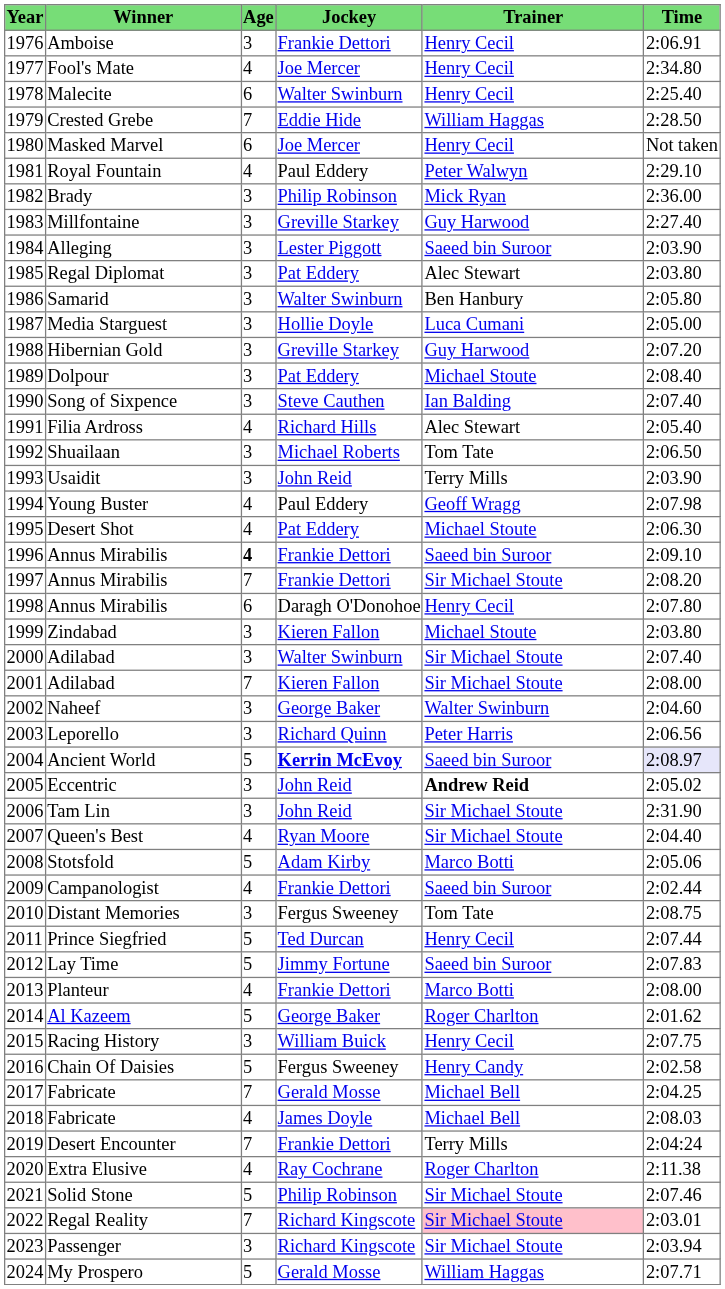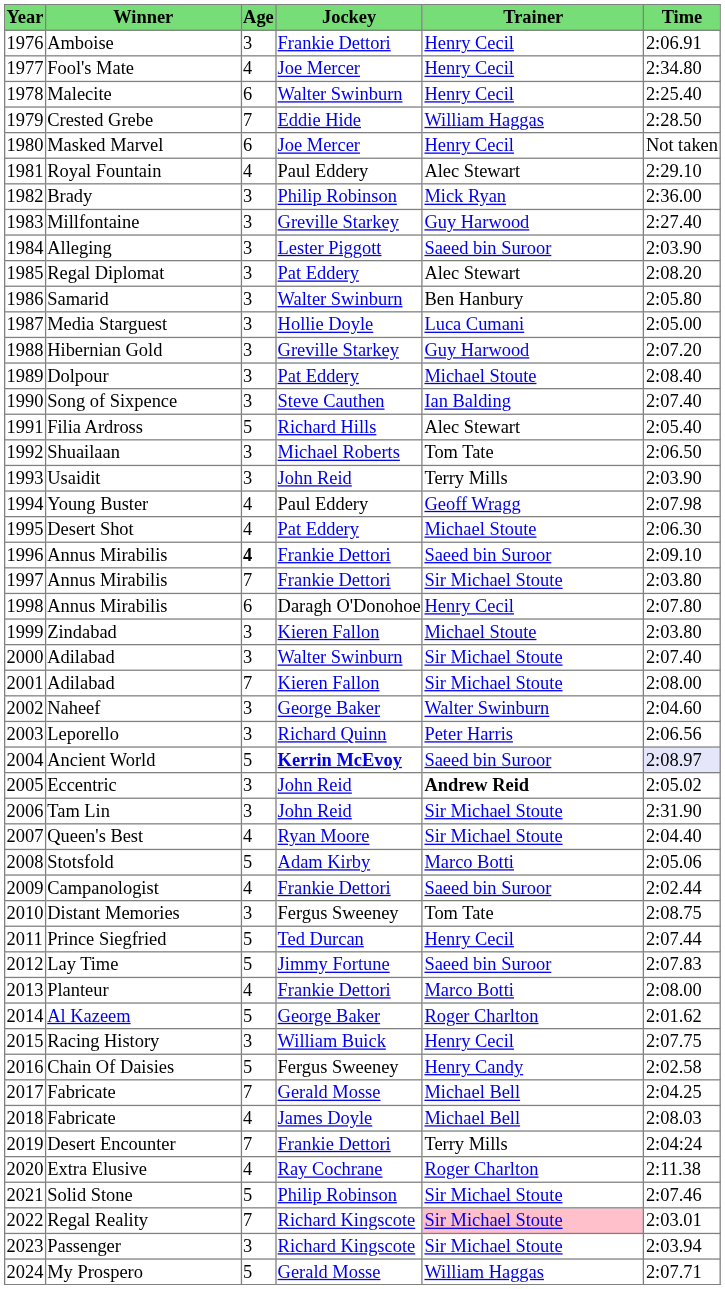(476, 170) Peter Walwyn -> (472, 170) Alec Stewart
(674, 273) 2:03.80 -> (674, 273) 2:08.20
(248, 426) 4 -> (248, 426) 5
(674, 580) 2:08.20 -> (674, 580) 2:03.80
